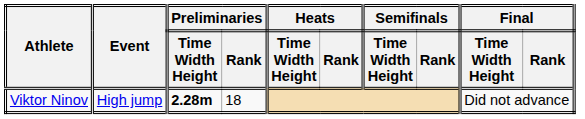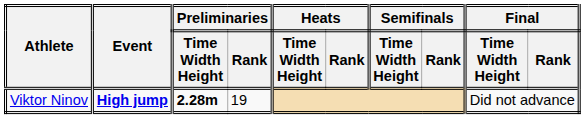(130, 101) normal -> (132, 101) bold
(233, 101) 18 -> (239, 101) 19
